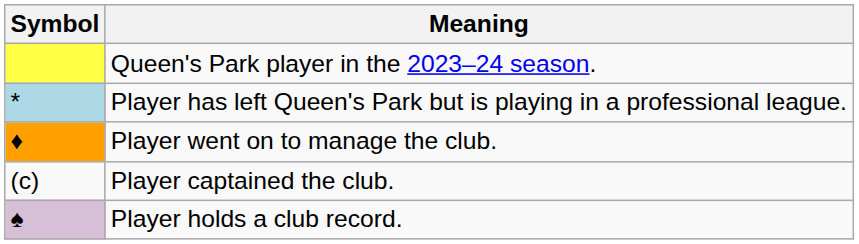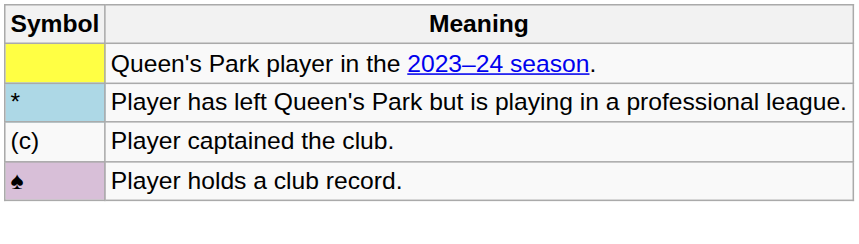- row: (304, 141)
